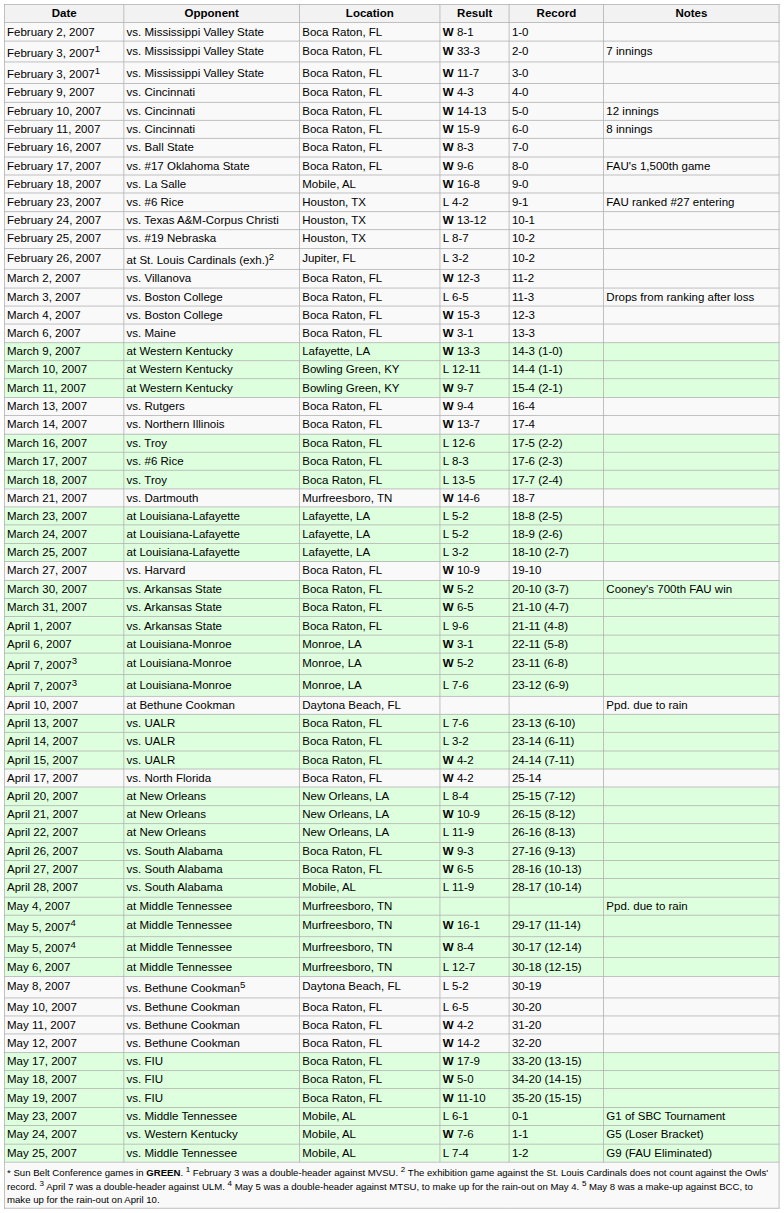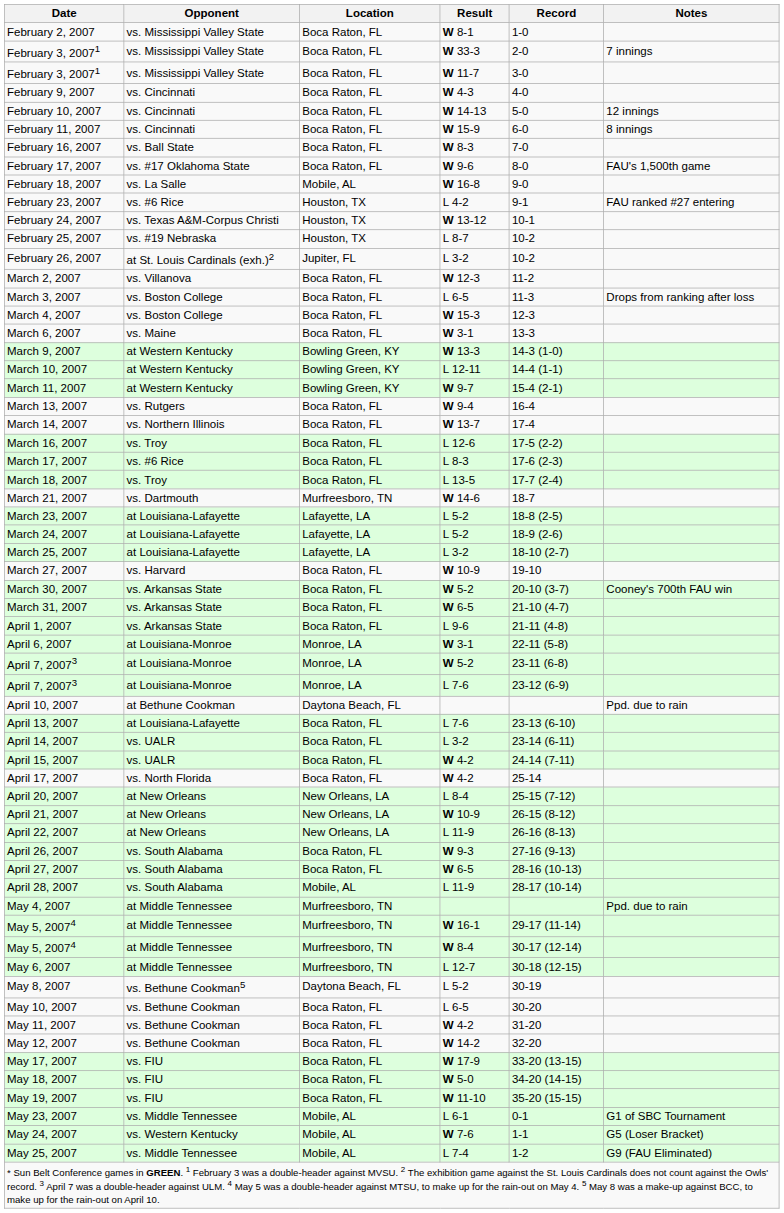(336, 351) Lafayette, LA -> (351, 351) Bowling Green, KY
(151, 723) vs. UALR -> (183, 723) at Louisiana-Lafayette
